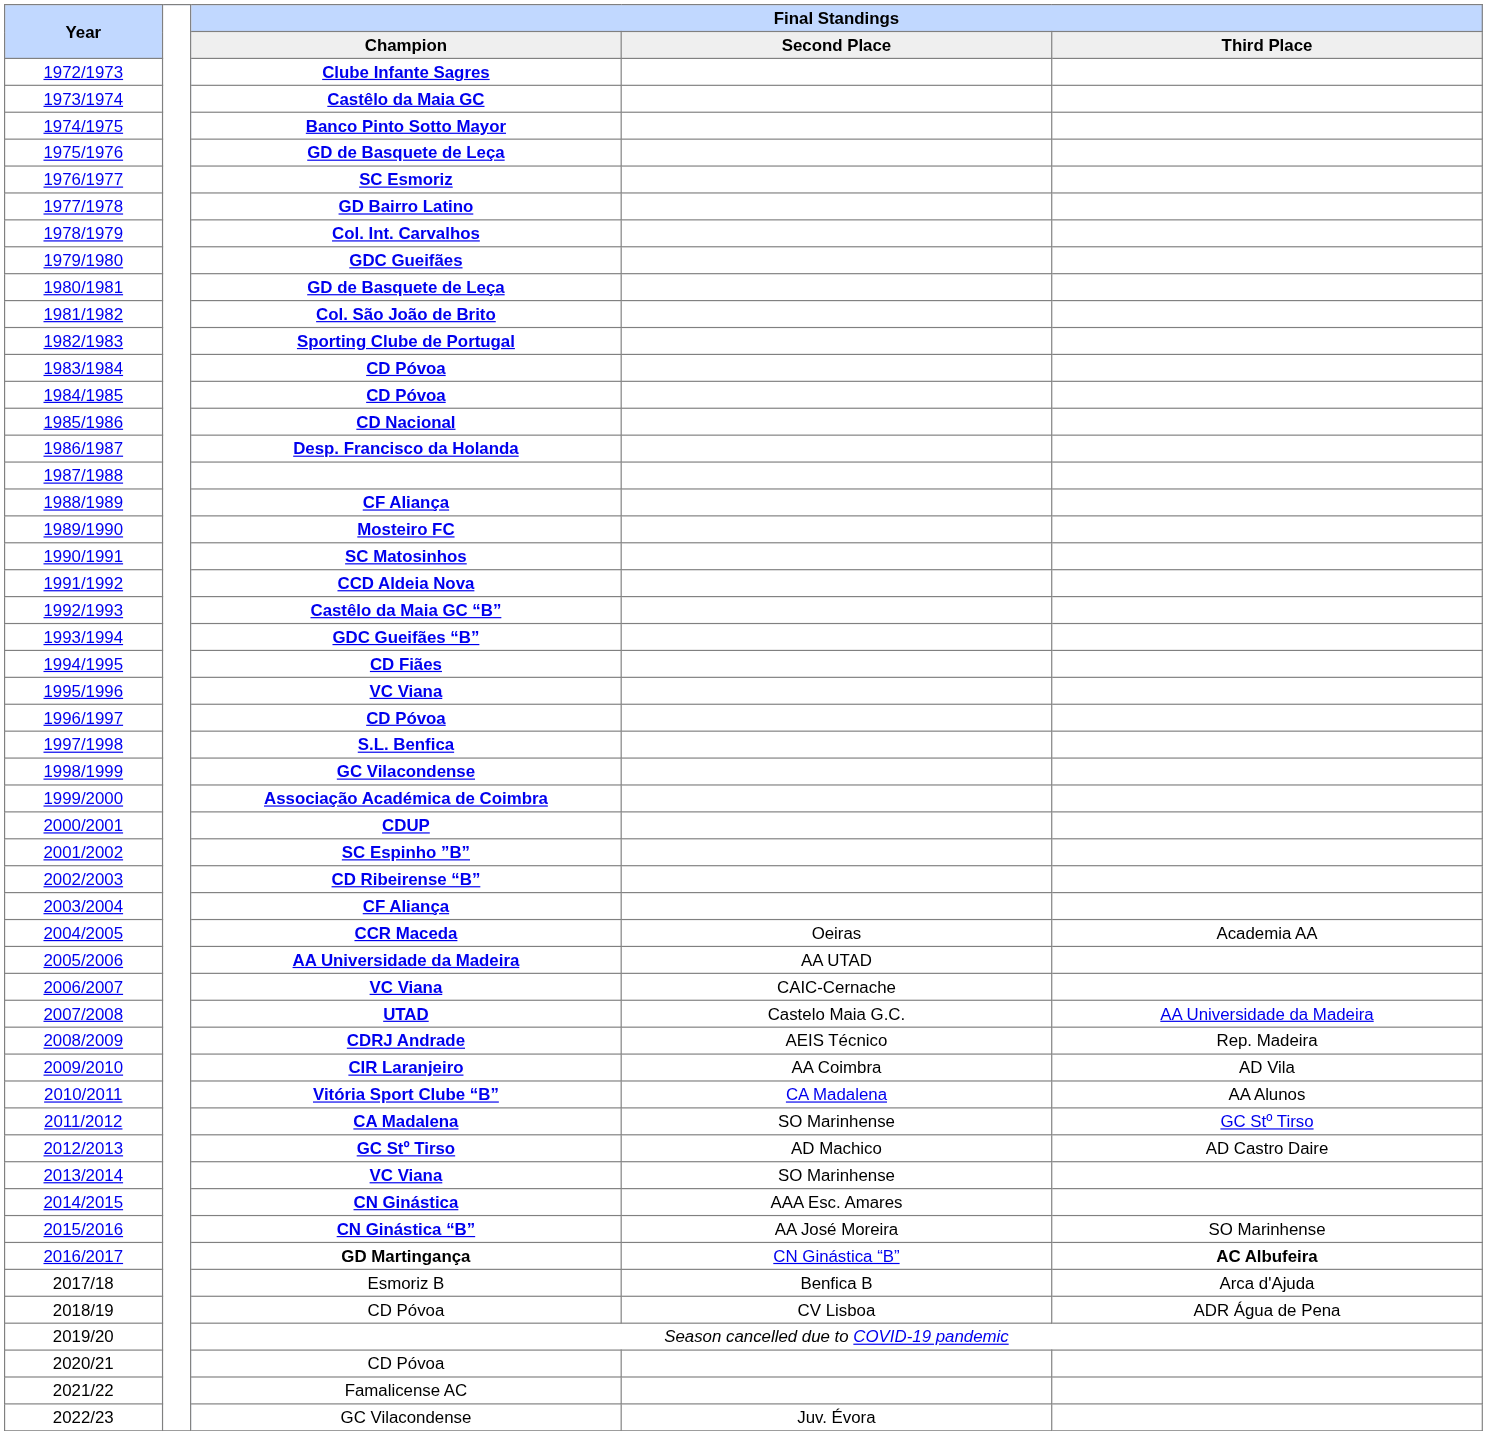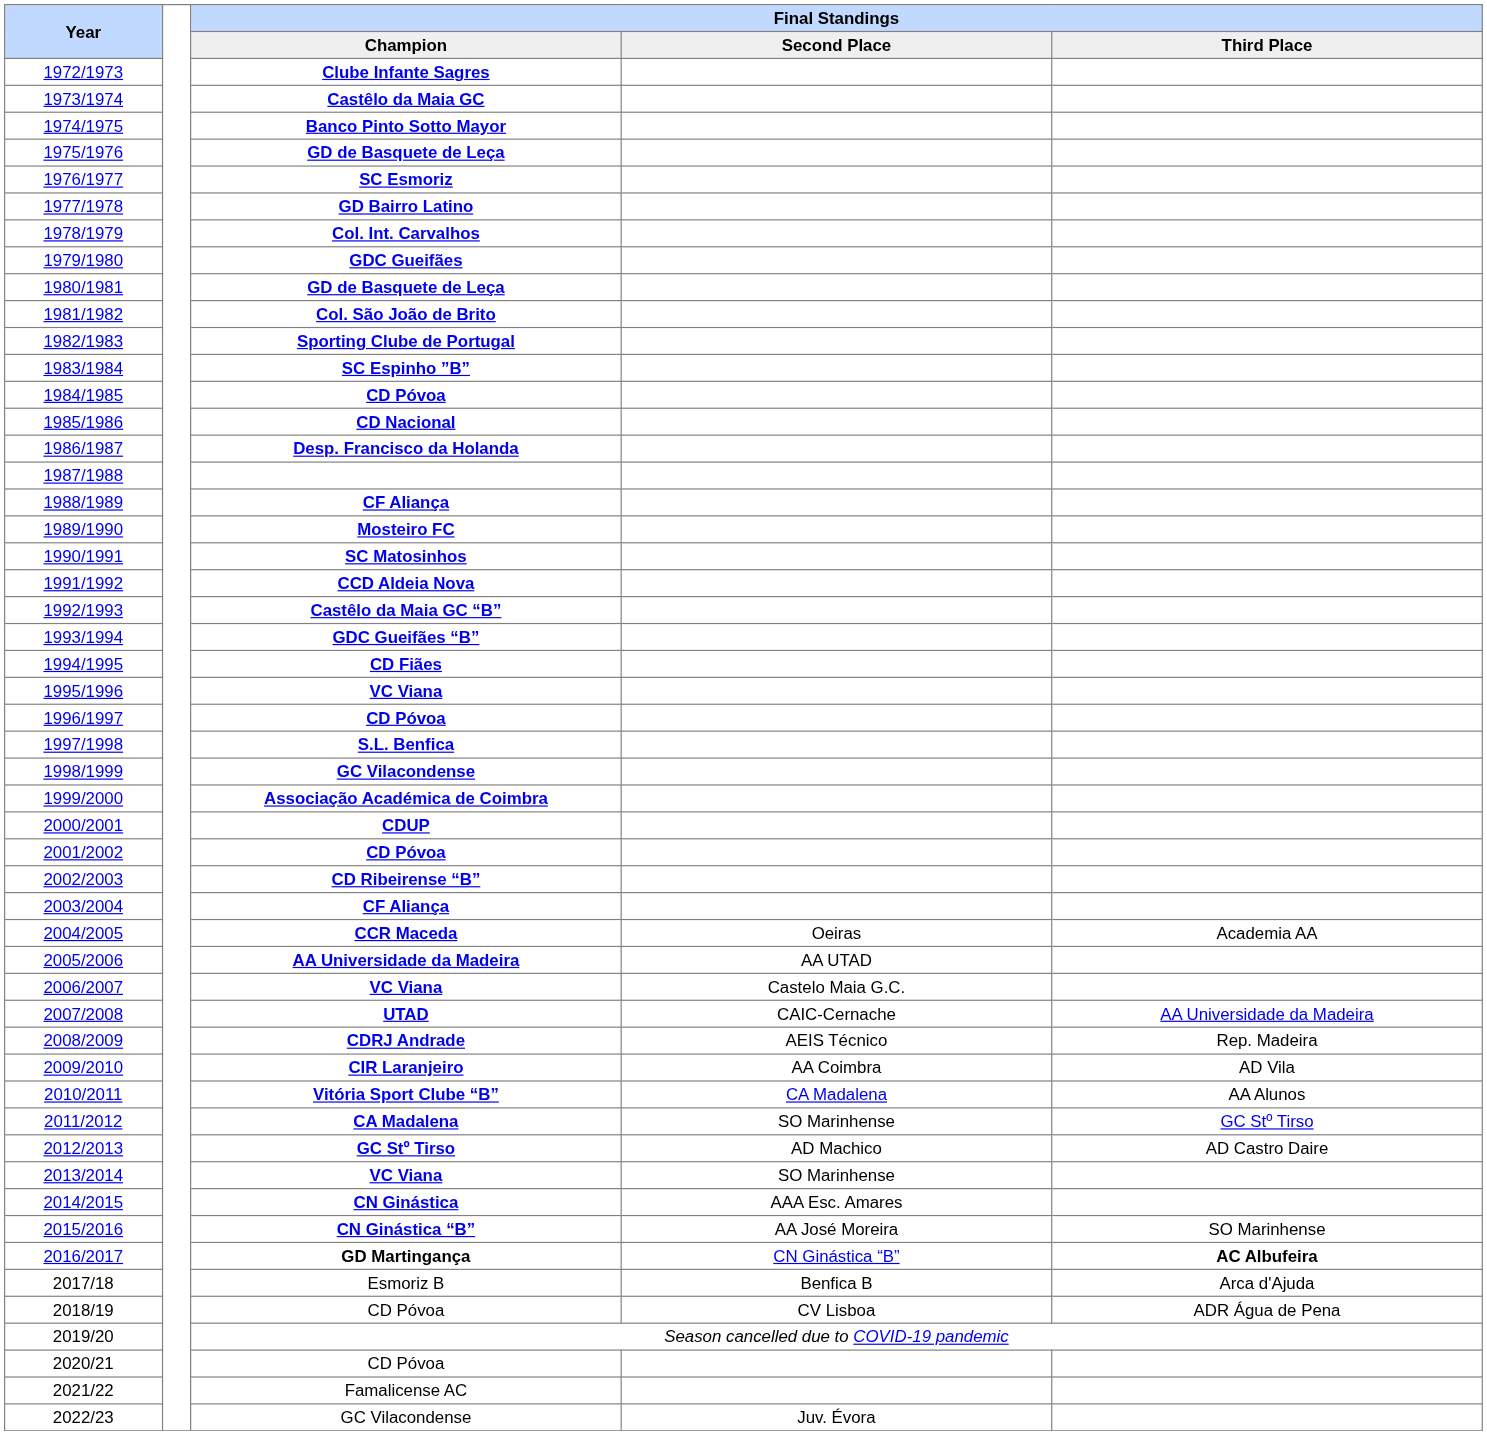(406, 368) CD Póvoa -> (406, 368) SC Espinho ”B”
(406, 852) SC Espinho ”B” -> (406, 852) CD Póvoa
(836, 987) CAIC-Cernache -> (836, 987) Castelo Maia G.C.
(836, 1014) Castelo Maia G.C. -> (836, 1014) CAIC-Cernache
